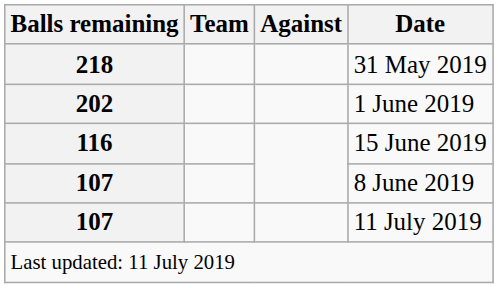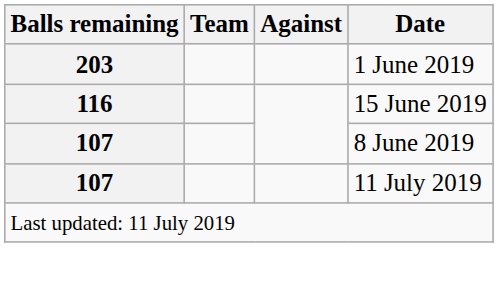- row: (420, 63)
(95, 103) 202 -> (95, 63) 203
